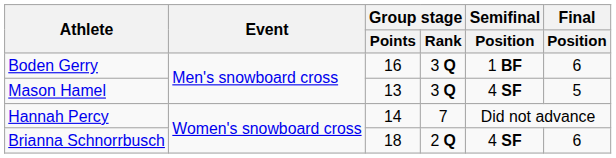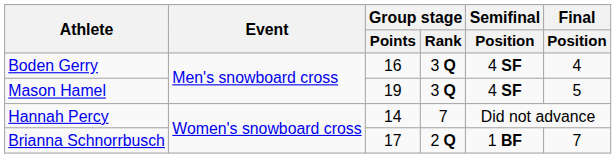(505, 66) 1 BF -> (505, 66) 4 SF
(577, 66) 6 -> (577, 66) 4
(393, 91) 13 -> (393, 91) 19
(393, 141) 18 -> (393, 141) 17
(505, 141) 4 SF -> (505, 141) 1 BF
(577, 141) 6 -> (577, 141) 7
